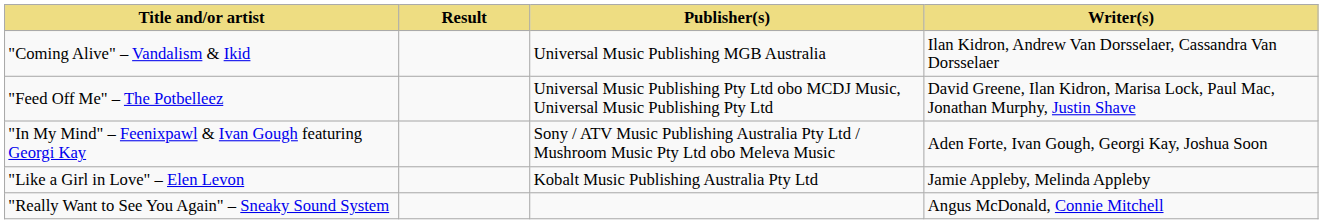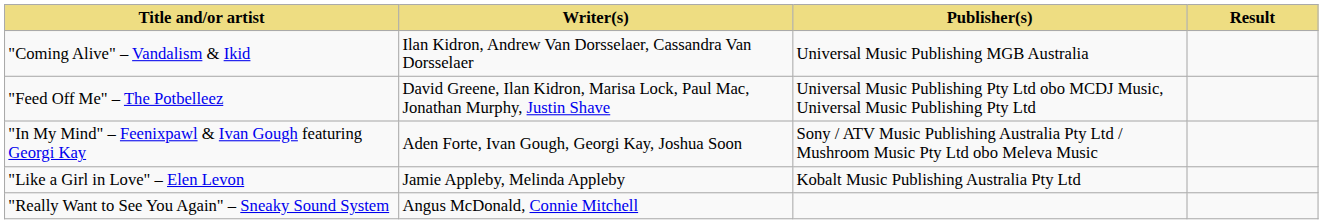columns swapped: (1121, 17) <-> (464, 17)
